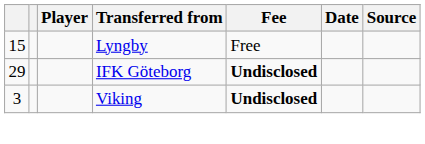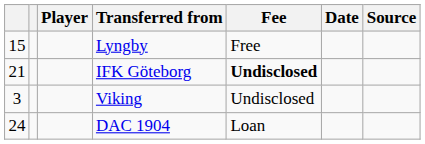(17, 71) 29 -> (17, 71) 21
(274, 98) bold -> (272, 98) normal
+ row: (133, 125)
